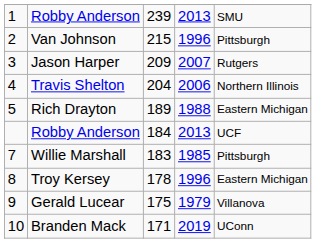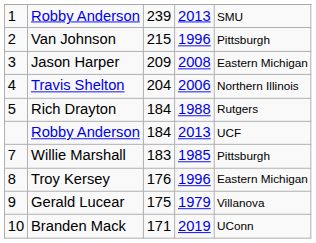(194, 62) 2007 -> (194, 62) 2008
(238, 63) Rutgers -> (262, 63) Eastern Michigan
(159, 109) 189 -> (159, 109) 184
(262, 110) Eastern Michigan -> (238, 110) Rutgers
(159, 179) 178 -> (159, 179) 176
